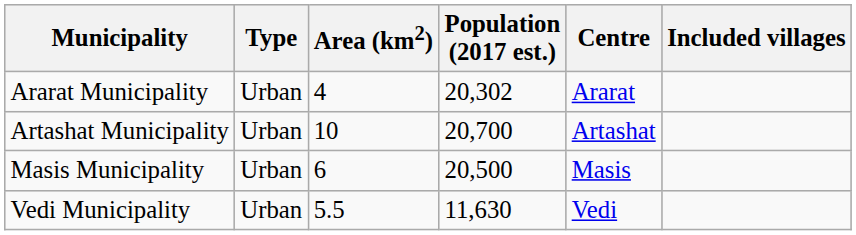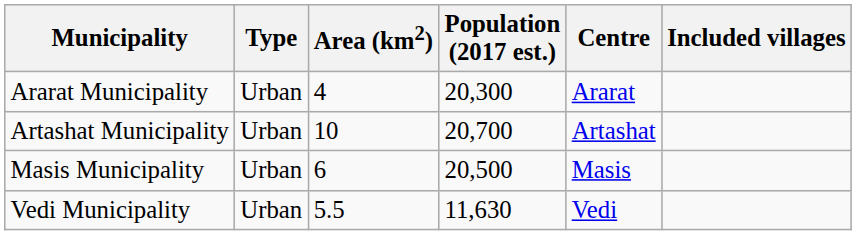(479, 91) 20,302 -> (479, 91) 20,300
